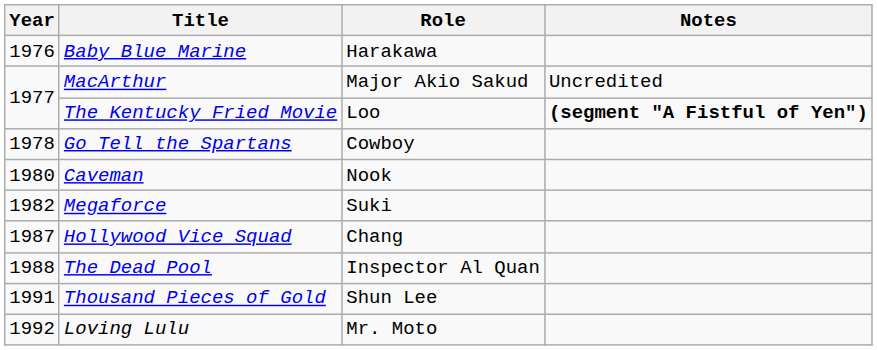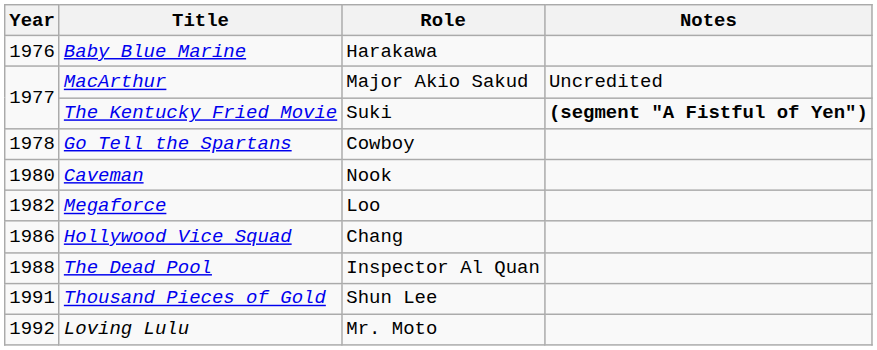(363, 113) Loo -> (369, 113) Suki
(369, 206) Suki -> (363, 206) Loo
(32, 237) 1987 -> (32, 237) 1986
